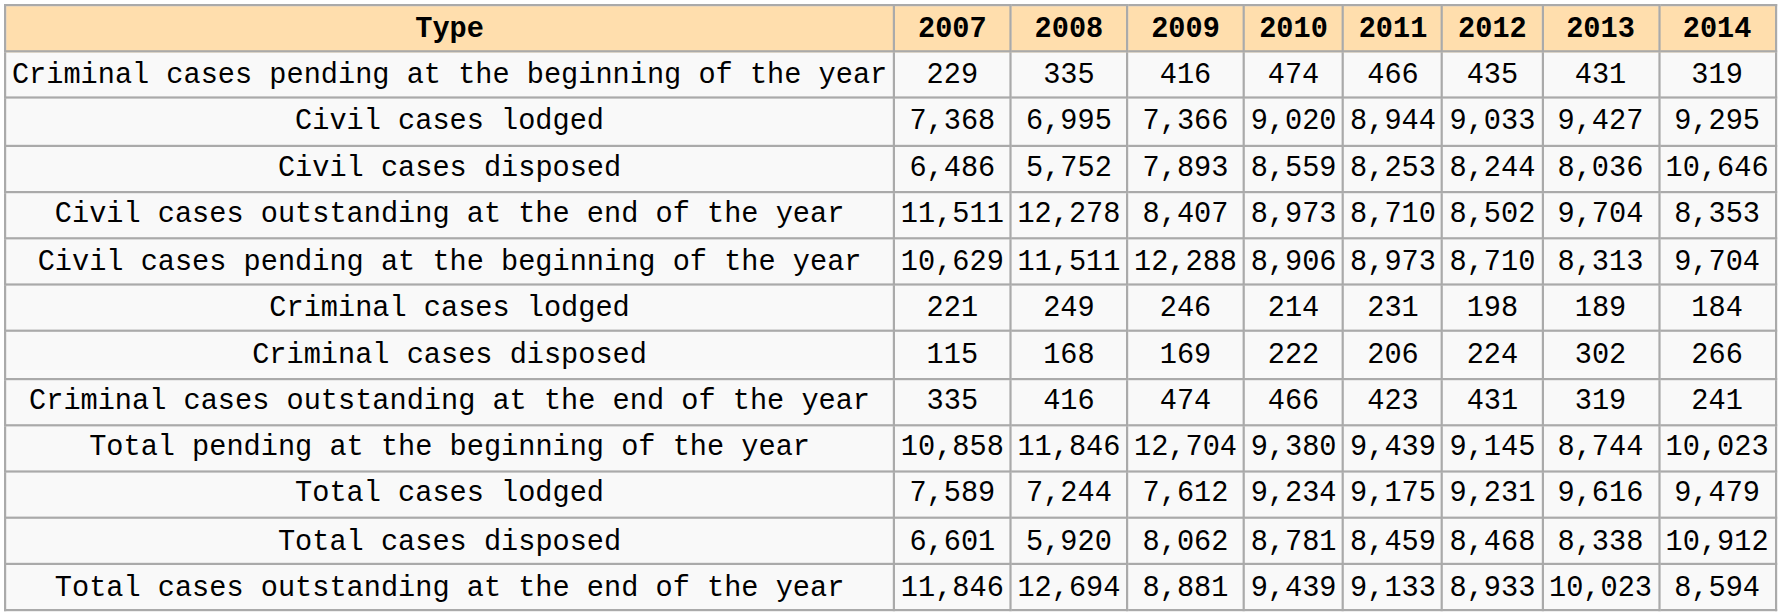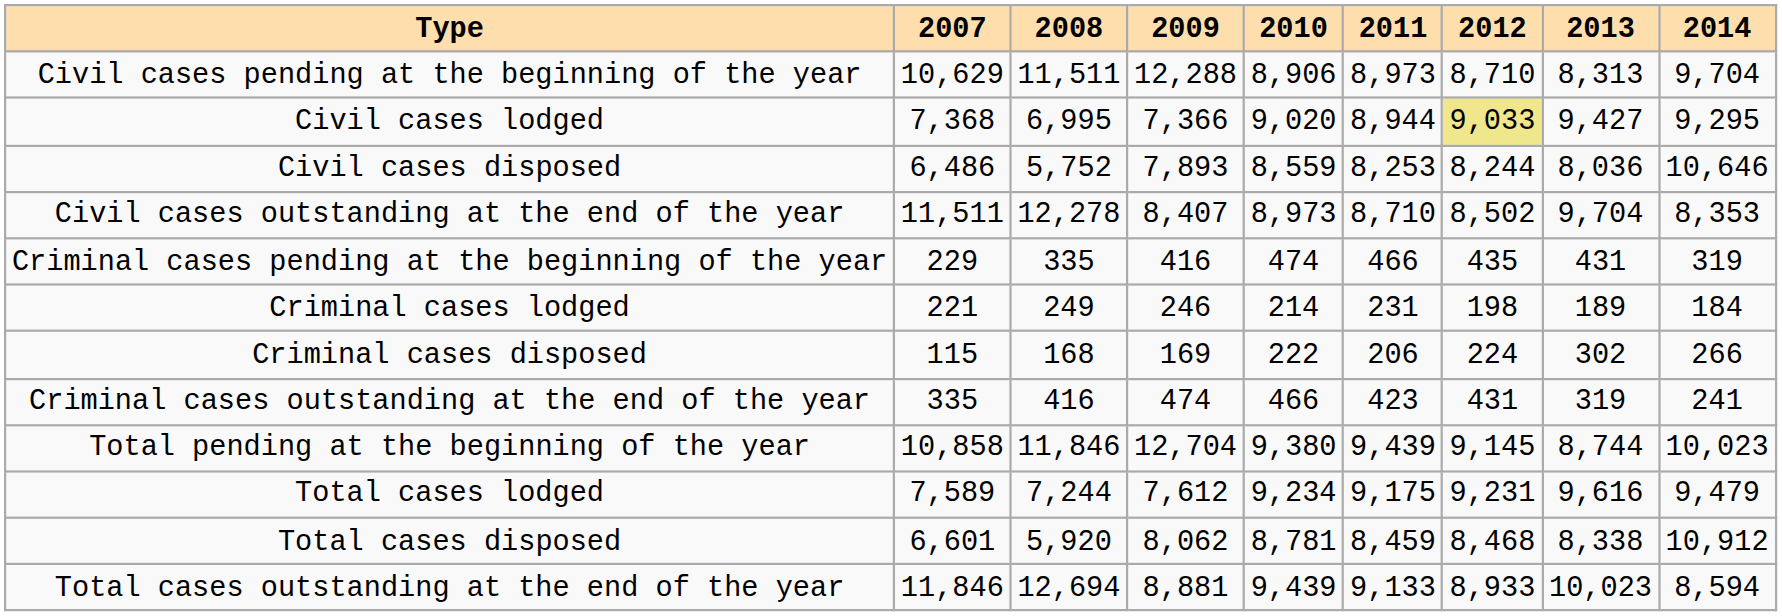rows swapped: (450, 261) <-> (450, 75)
(1492, 122) no background -> (1492, 122) khaki background
